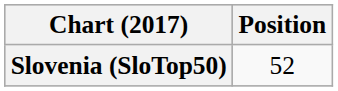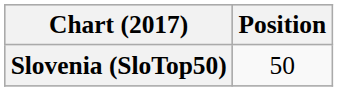(282, 65) 52 -> (282, 65) 50
